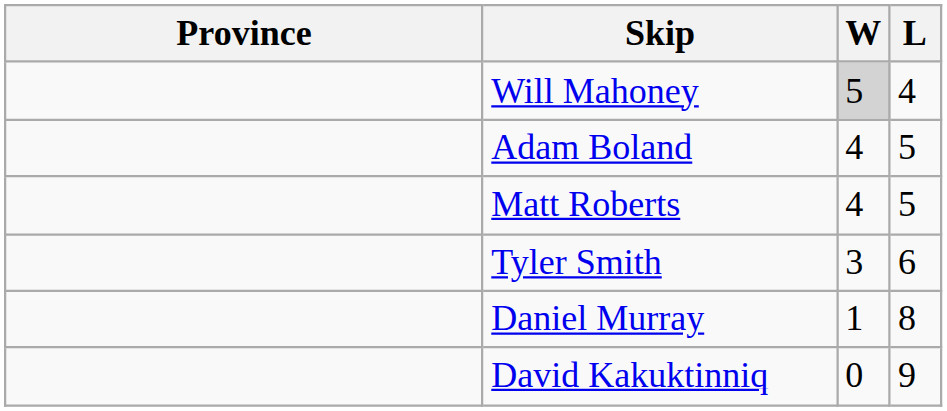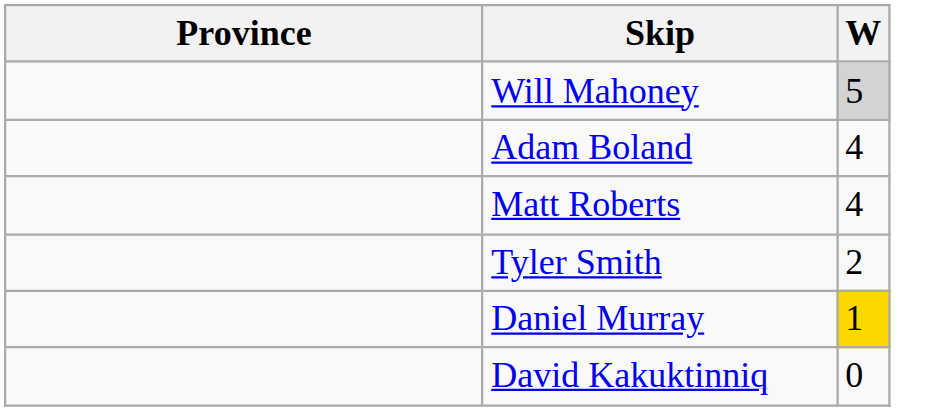- column: (915, 33)
(854, 261) 3 -> (854, 261) 2
(854, 318) no background -> (854, 318) gold background
